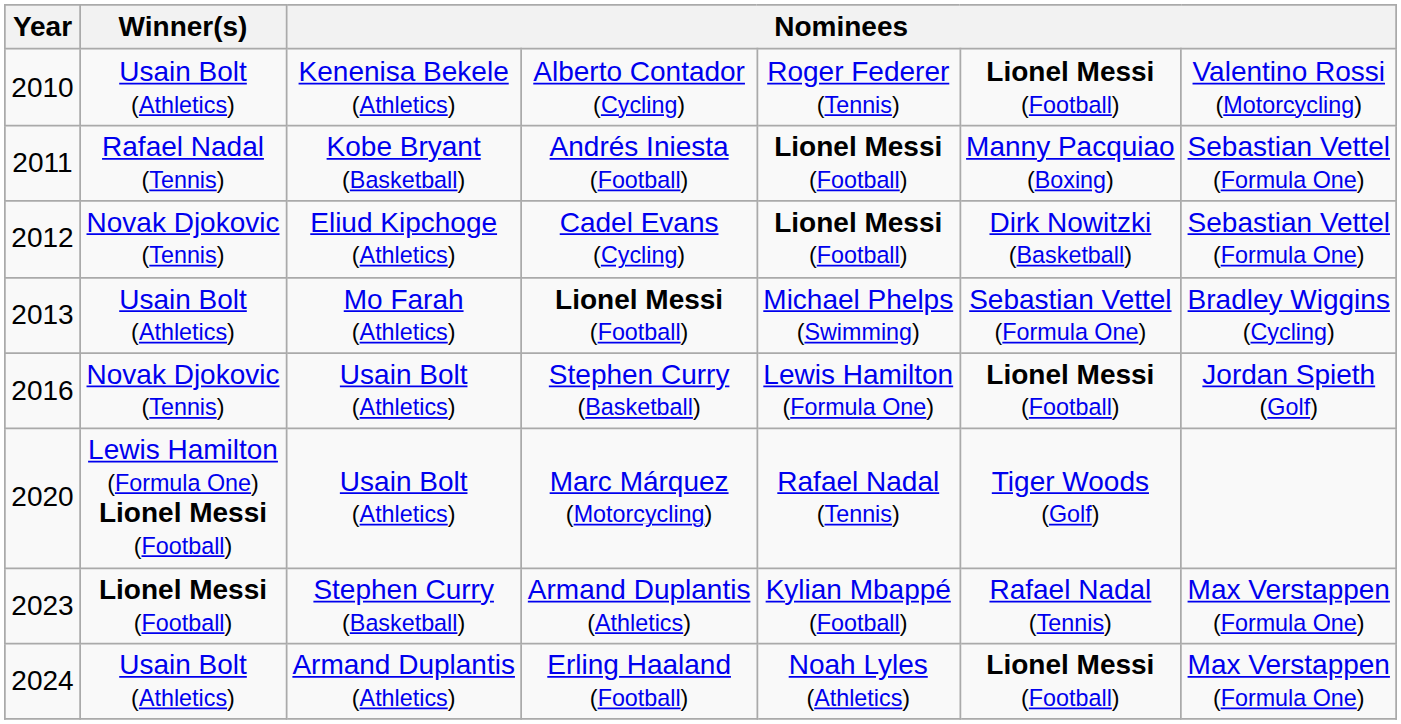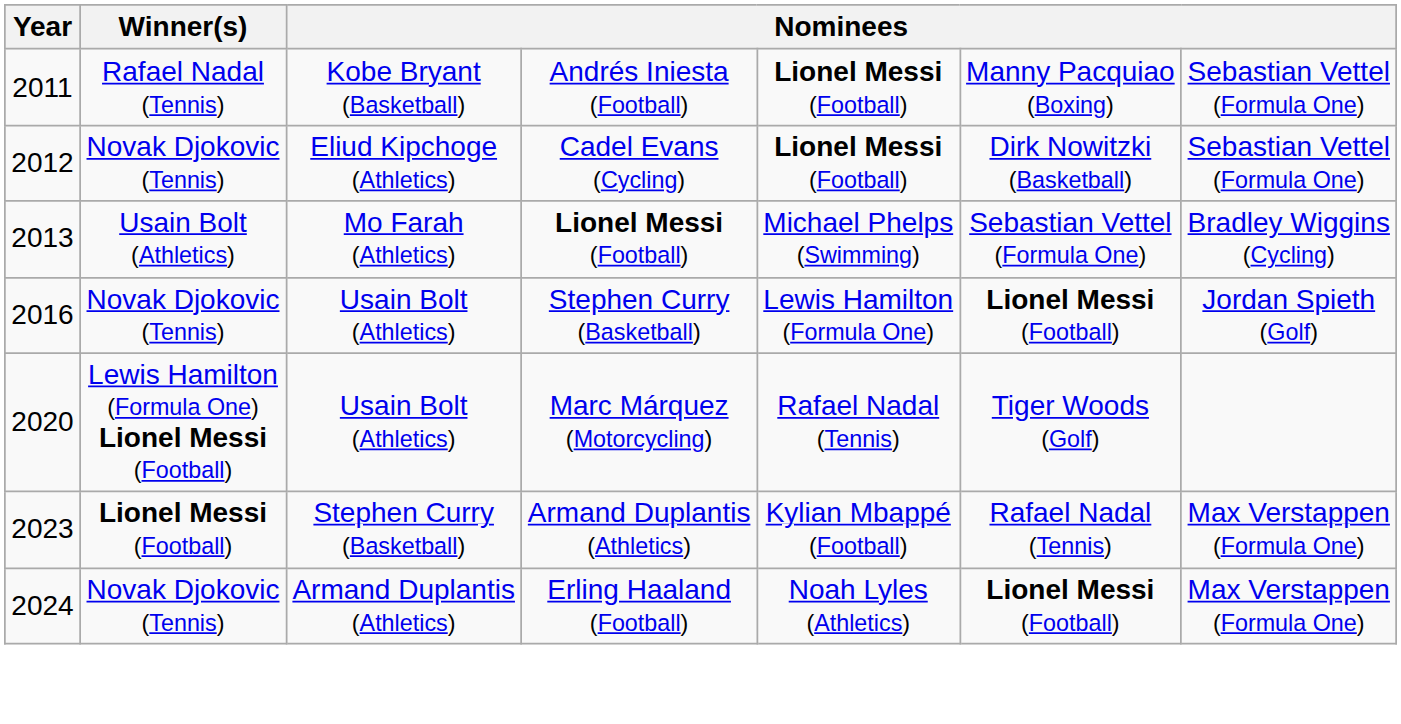- row: (639, 86)
(183, 681) Usain Bolt (Athletics) -> (183, 605) Novak Djokovic (Tennis)
